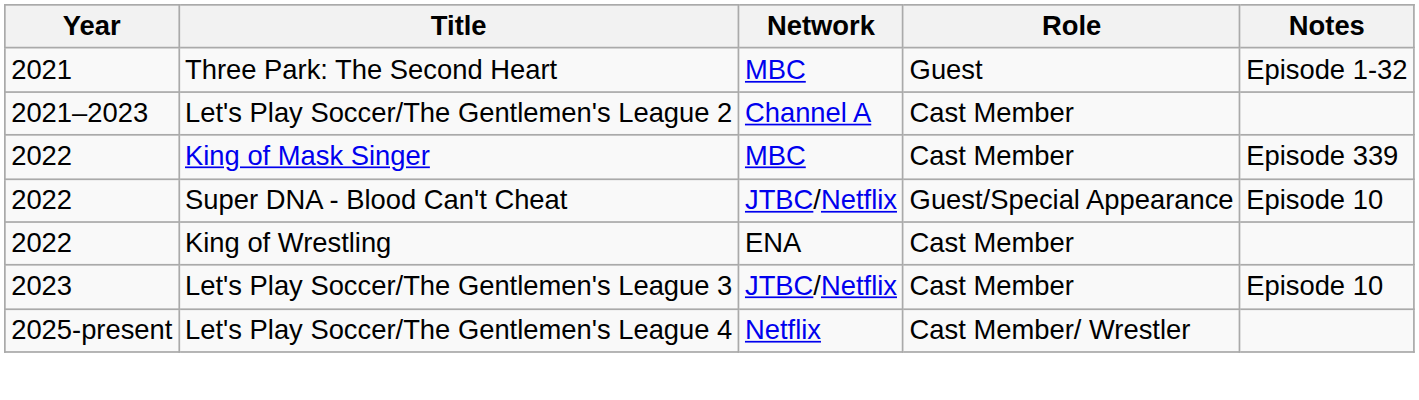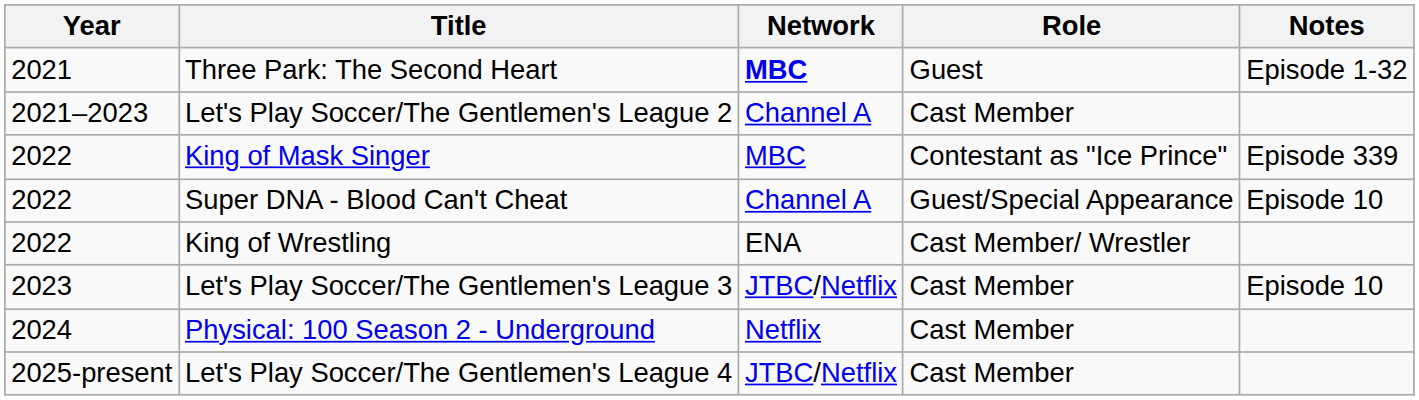(775, 69) normal -> (776, 69) bold
(992, 156) Cast Member -> (1068, 156) Contestant as "Ice Prince"
(821, 199) JTBC/Netflix -> (808, 199) Channel A
(992, 243) Cast Member -> (1050, 243) Cast Member/ Wrestler
+ row: (420, 329)
(783, 329) Netflix -> (821, 373) JTBC/Netflix
(1050, 329) Cast Member/ Wrestler -> (992, 373) Cast Member
